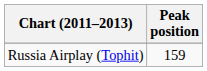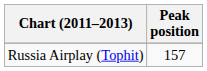(175, 54) 159 -> (175, 54) 157
